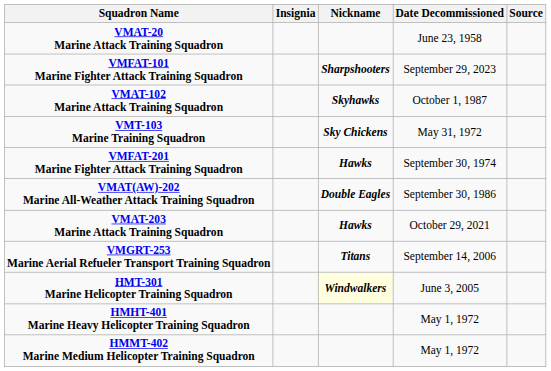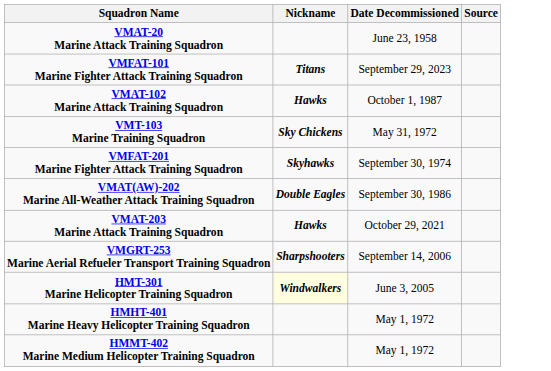- column: (296, 13)
(355, 69) Sharpshooters -> (310, 69) Titans
(355, 100) Skyhawks -> (310, 100) Hawks
(355, 163) Hawks -> (310, 163) Skyhawks
(355, 256) Titans -> (310, 256) Sharpshooters
